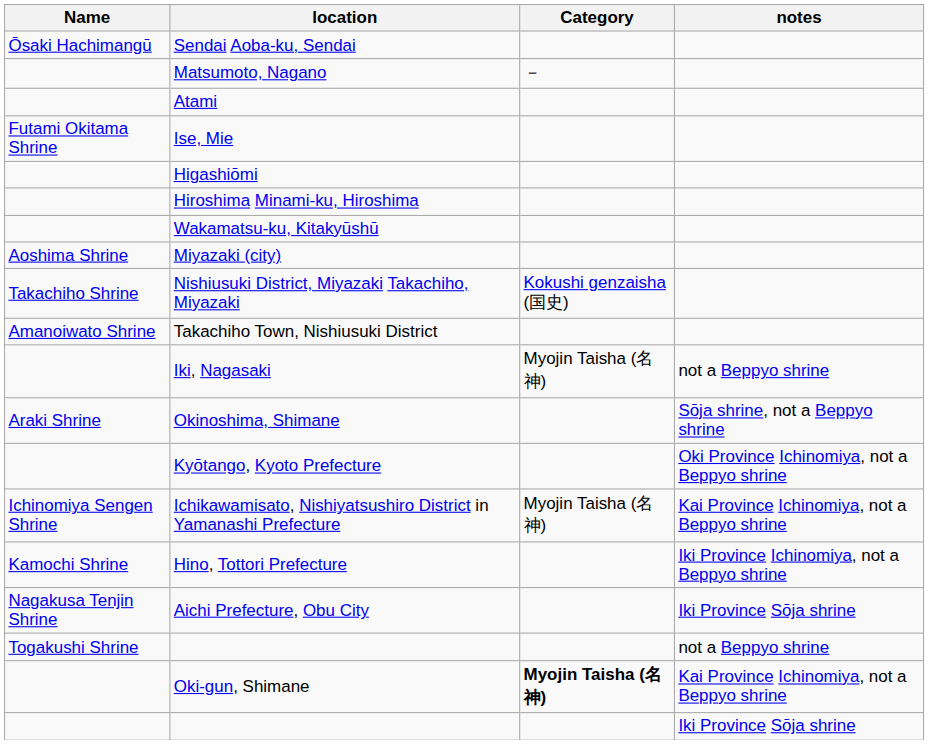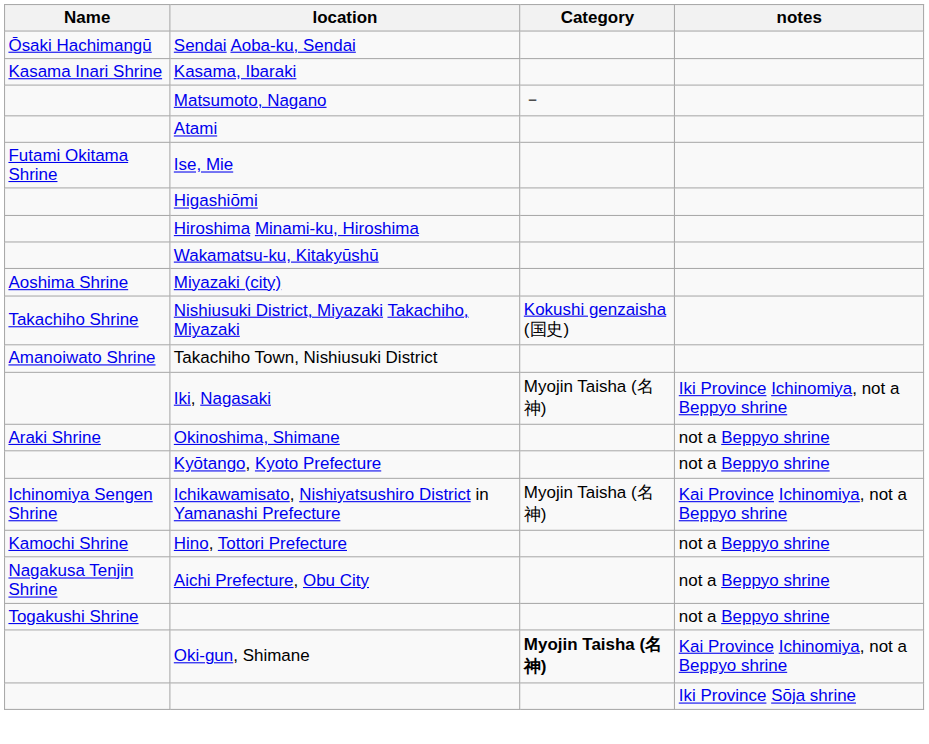+ row: (85, 71)
(754, 371) not a Beppyo shrine -> (789, 397) Iki Province Ichinomiya, not a Beppyo shrine
(775, 420) Sōja shrine, not a Beppyo shrine -> (754, 437) not a Beppyo shrine
(793, 466) Oki Province Ichinomiya, not a Beppyo shrine -> (754, 464) not a Beppyo shrine
(789, 564) Iki Province Ichinomiya, not a Beppyo shrine -> (754, 543) not a Beppyo shrine
(767, 610) Iki Province Sōja shrine -> (754, 580) not a Beppyo shrine
